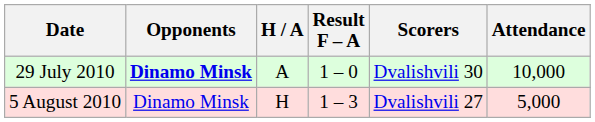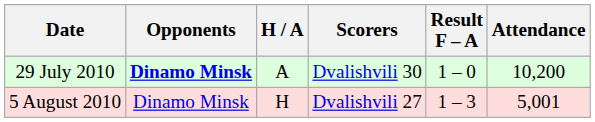columns swapped: (339, 30) <-> (428, 30)
(539, 71) 10,000 -> (539, 71) 10,200
(539, 102) 5,000 -> (539, 102) 5,001
